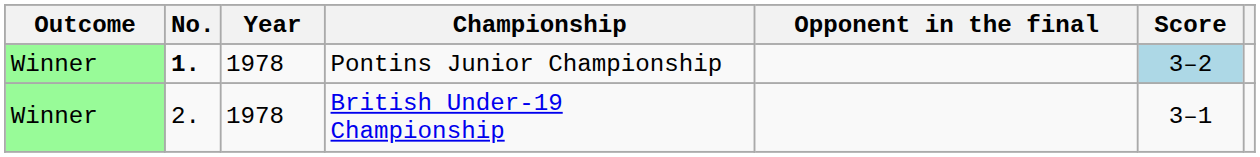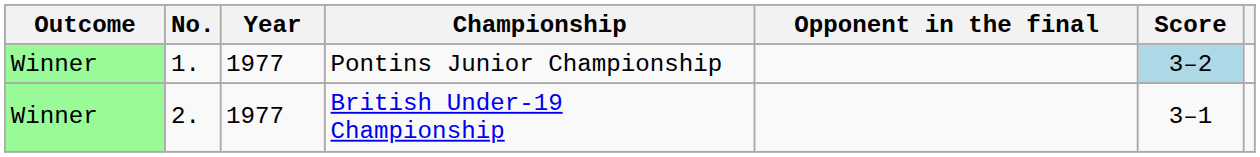(186, 64) bold -> (186, 64) normal
(255, 64) 1978 -> (255, 64) 1977
(255, 117) 1978 -> (255, 117) 1977
